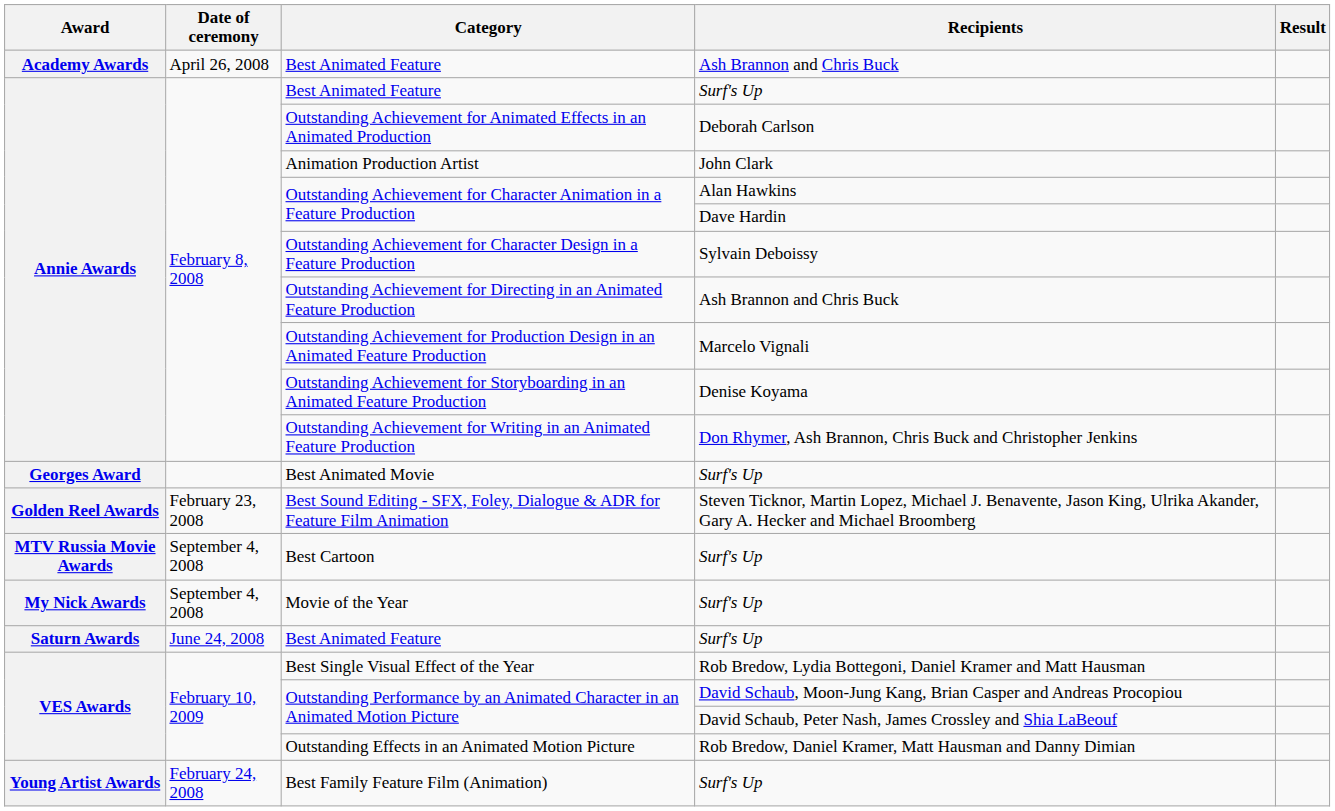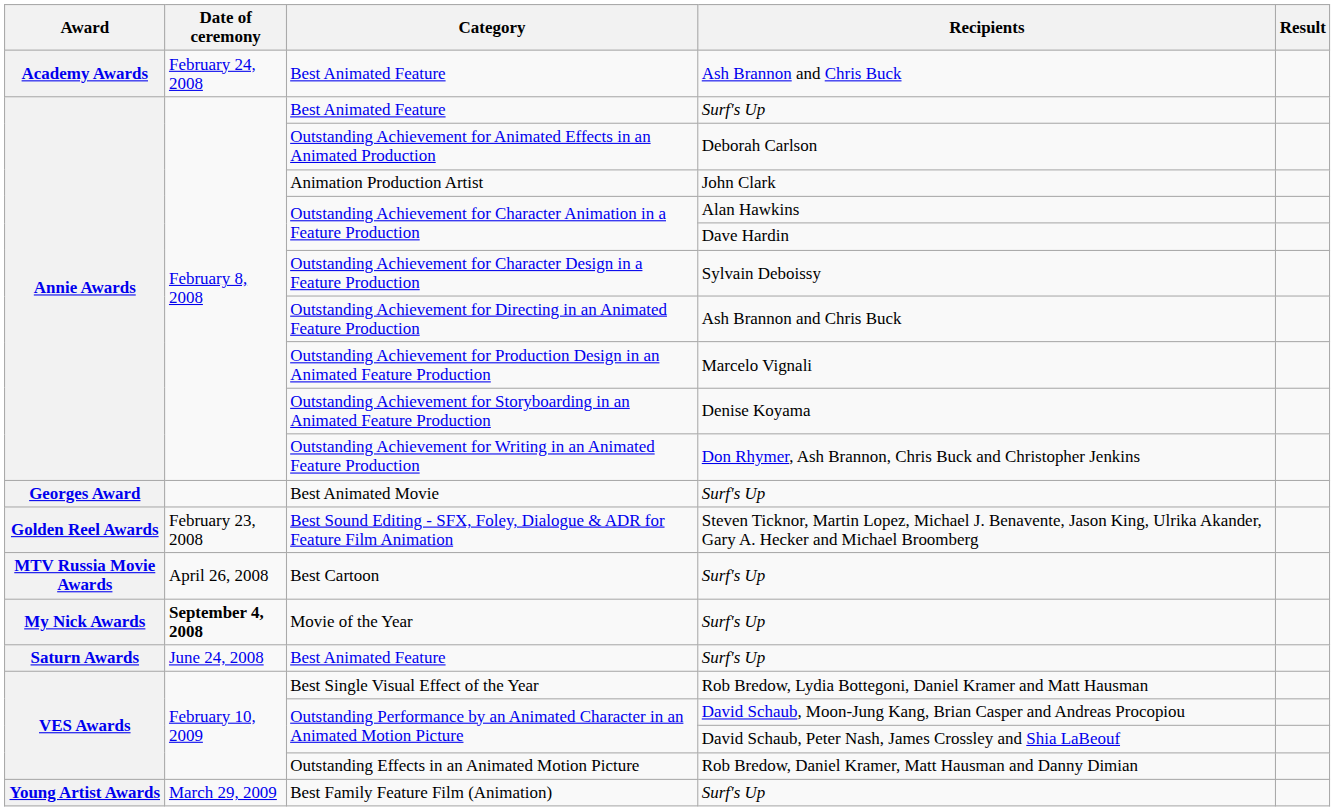(219, 63) April 26, 2008 -> (212, 73) February 24, 2008
(214, 556) September 4, 2008 -> (219, 575) April 26, 2008
(214, 602) normal -> (216, 621) bold
(213, 783) February 24, 2008 -> (223, 792) March 29, 2009
